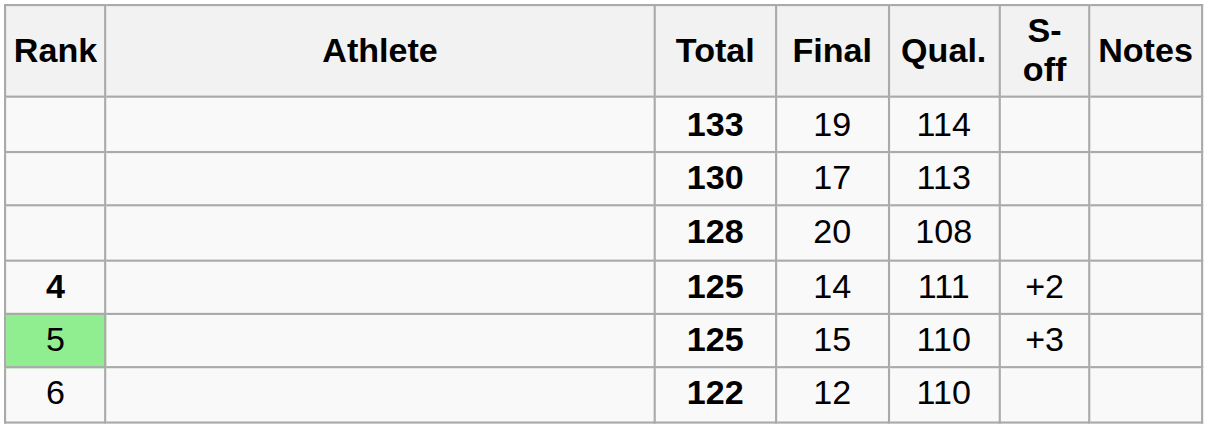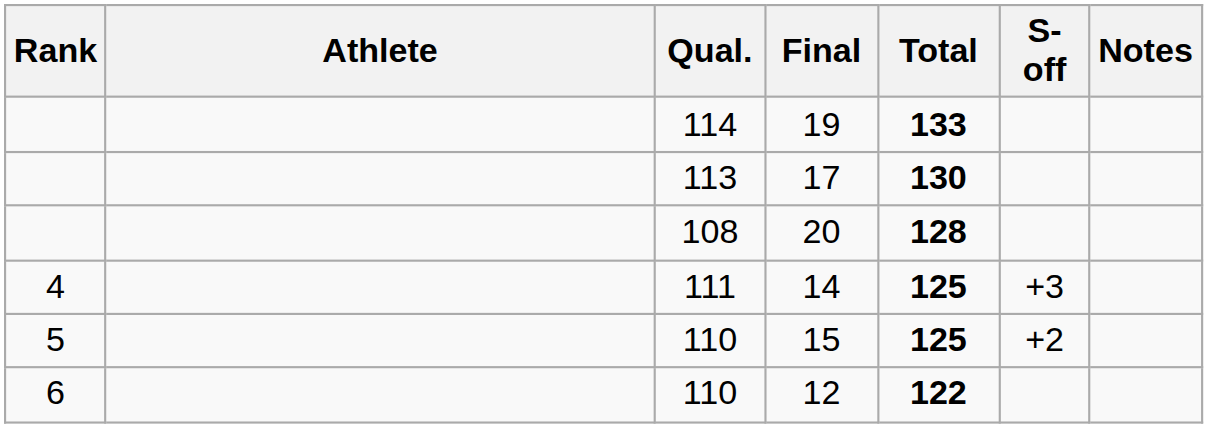columns swapped: (944, 50) <-> (715, 50)
(56, 286) bold -> (56, 286) normal
(1045, 286) +2 -> (1045, 286) +3
(56, 340) lightgreen background -> (56, 340) no background
(1045, 340) +3 -> (1045, 340) +2
